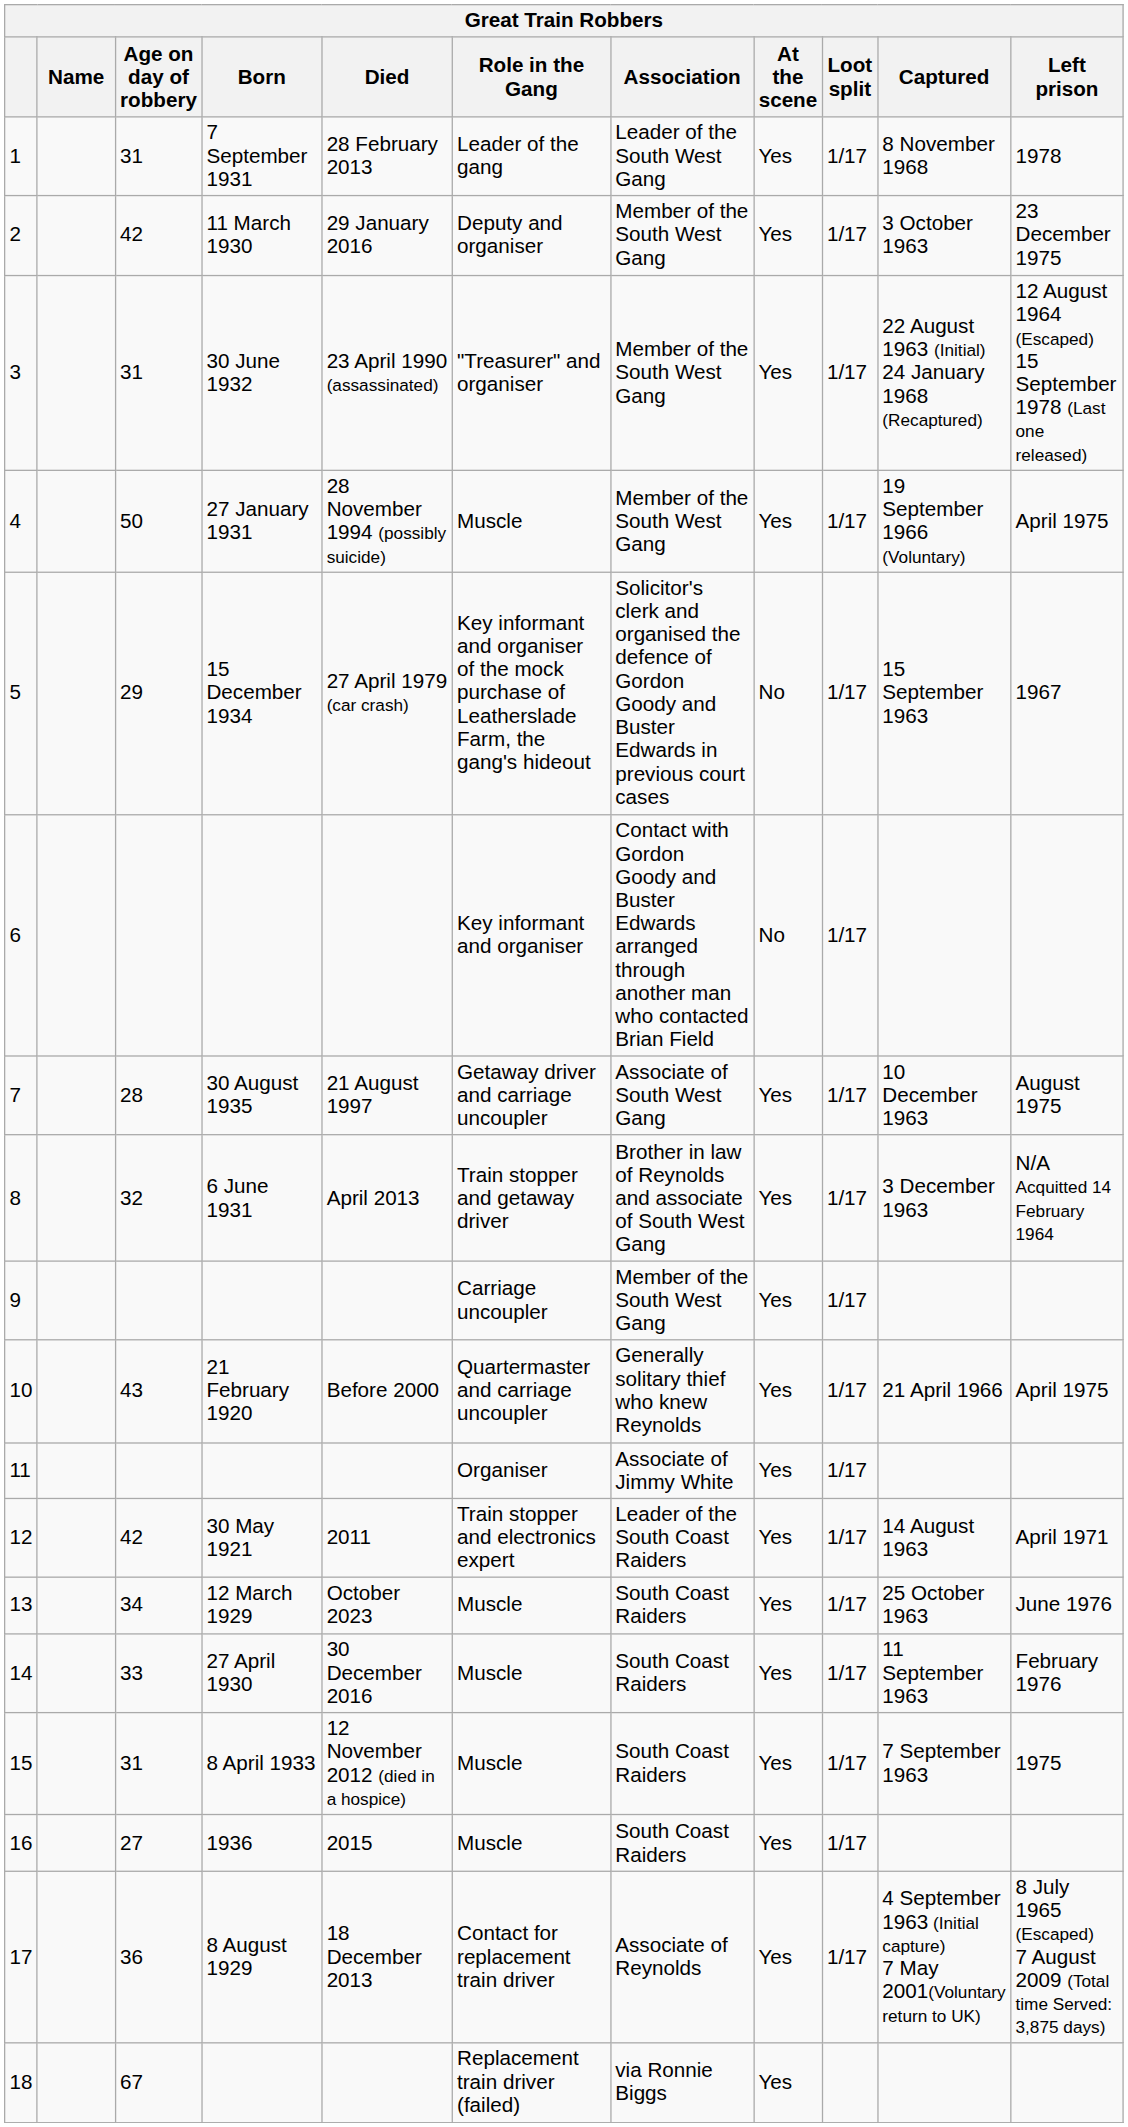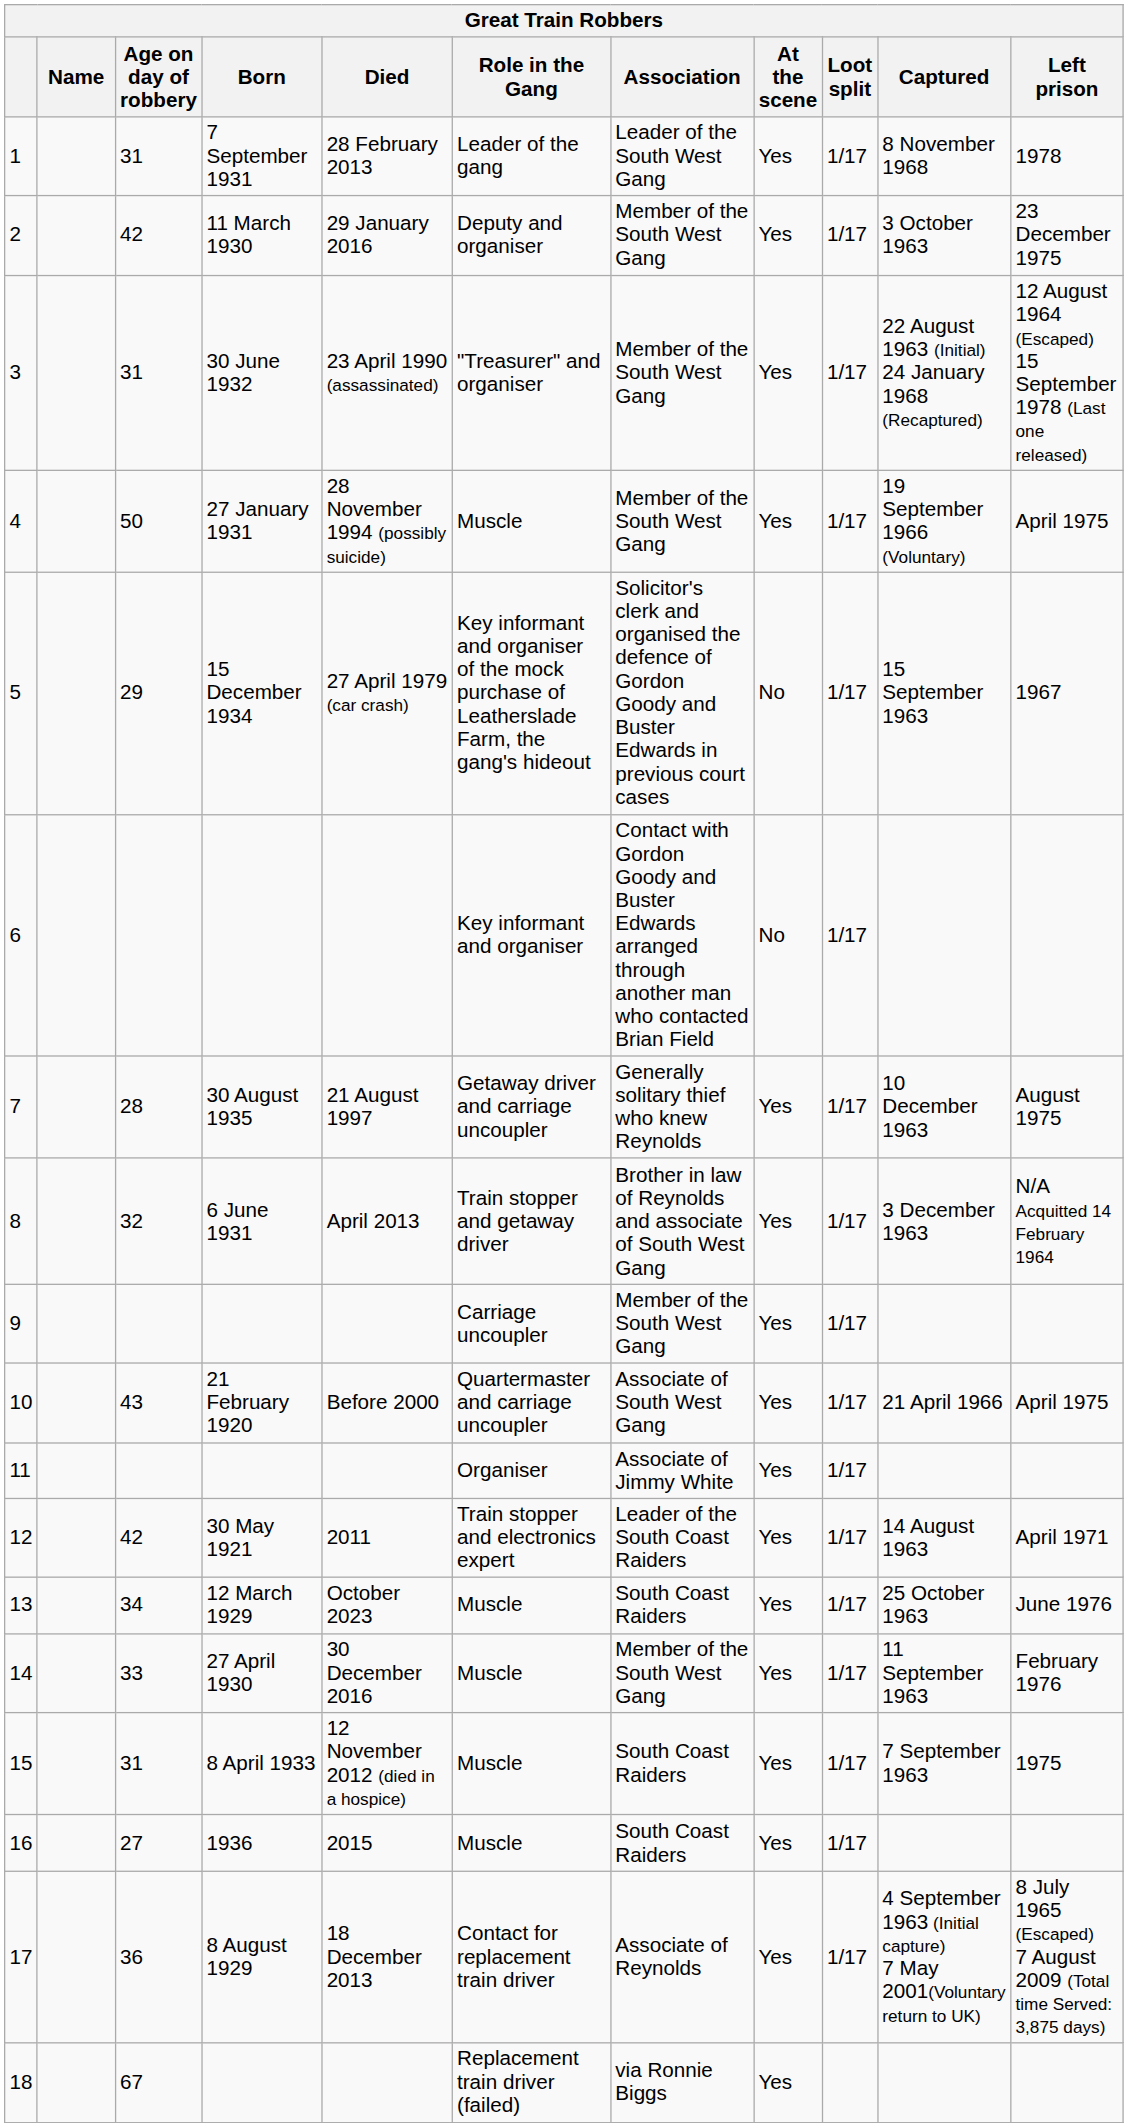(671, 1095) Associate of South West Gang -> (670, 1107) Generally solitary thief who knew Reynolds
(670, 1391) Generally solitary thief who knew Reynolds -> (671, 1402) Associate of South West Gang
(672, 1672) South Coast Raiders -> (682, 1672) Member of the South West Gang
